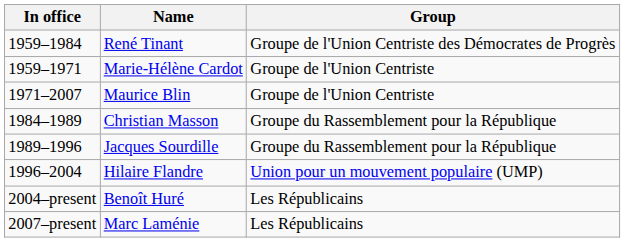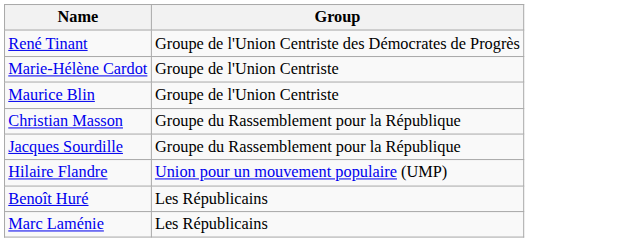- column: (52, 17)
